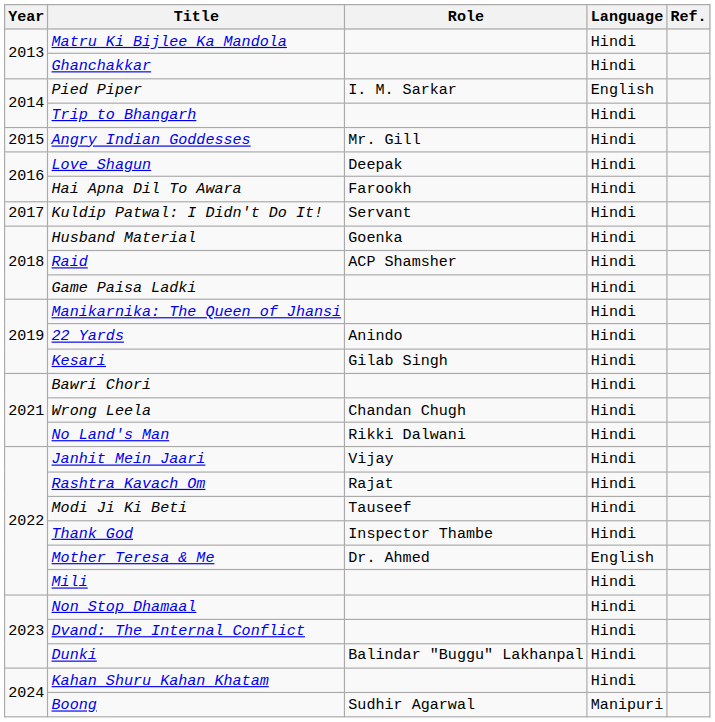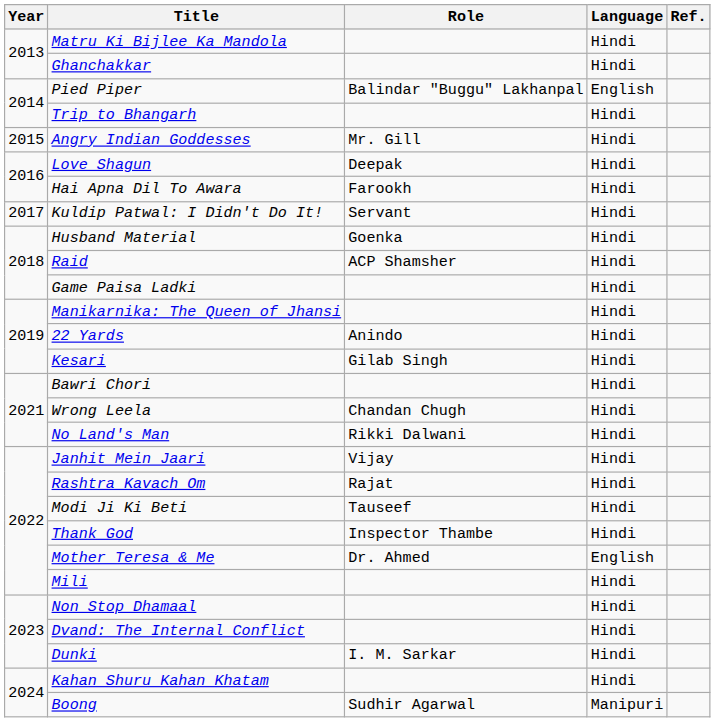(403, 91) I. M. Sarkar -> (466, 91) Balindar "Buggu" Lakhanpal
(466, 656) Balindar "Buggu" Lakhanpal -> (403, 656) I. M. Sarkar
